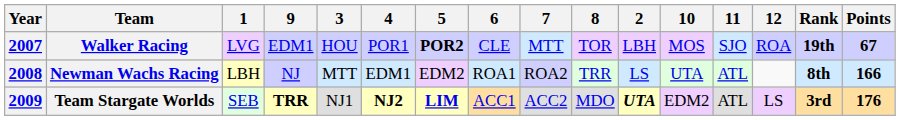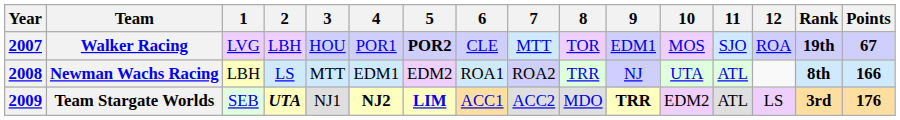columns swapped: (639, 17) <-> (291, 17)
